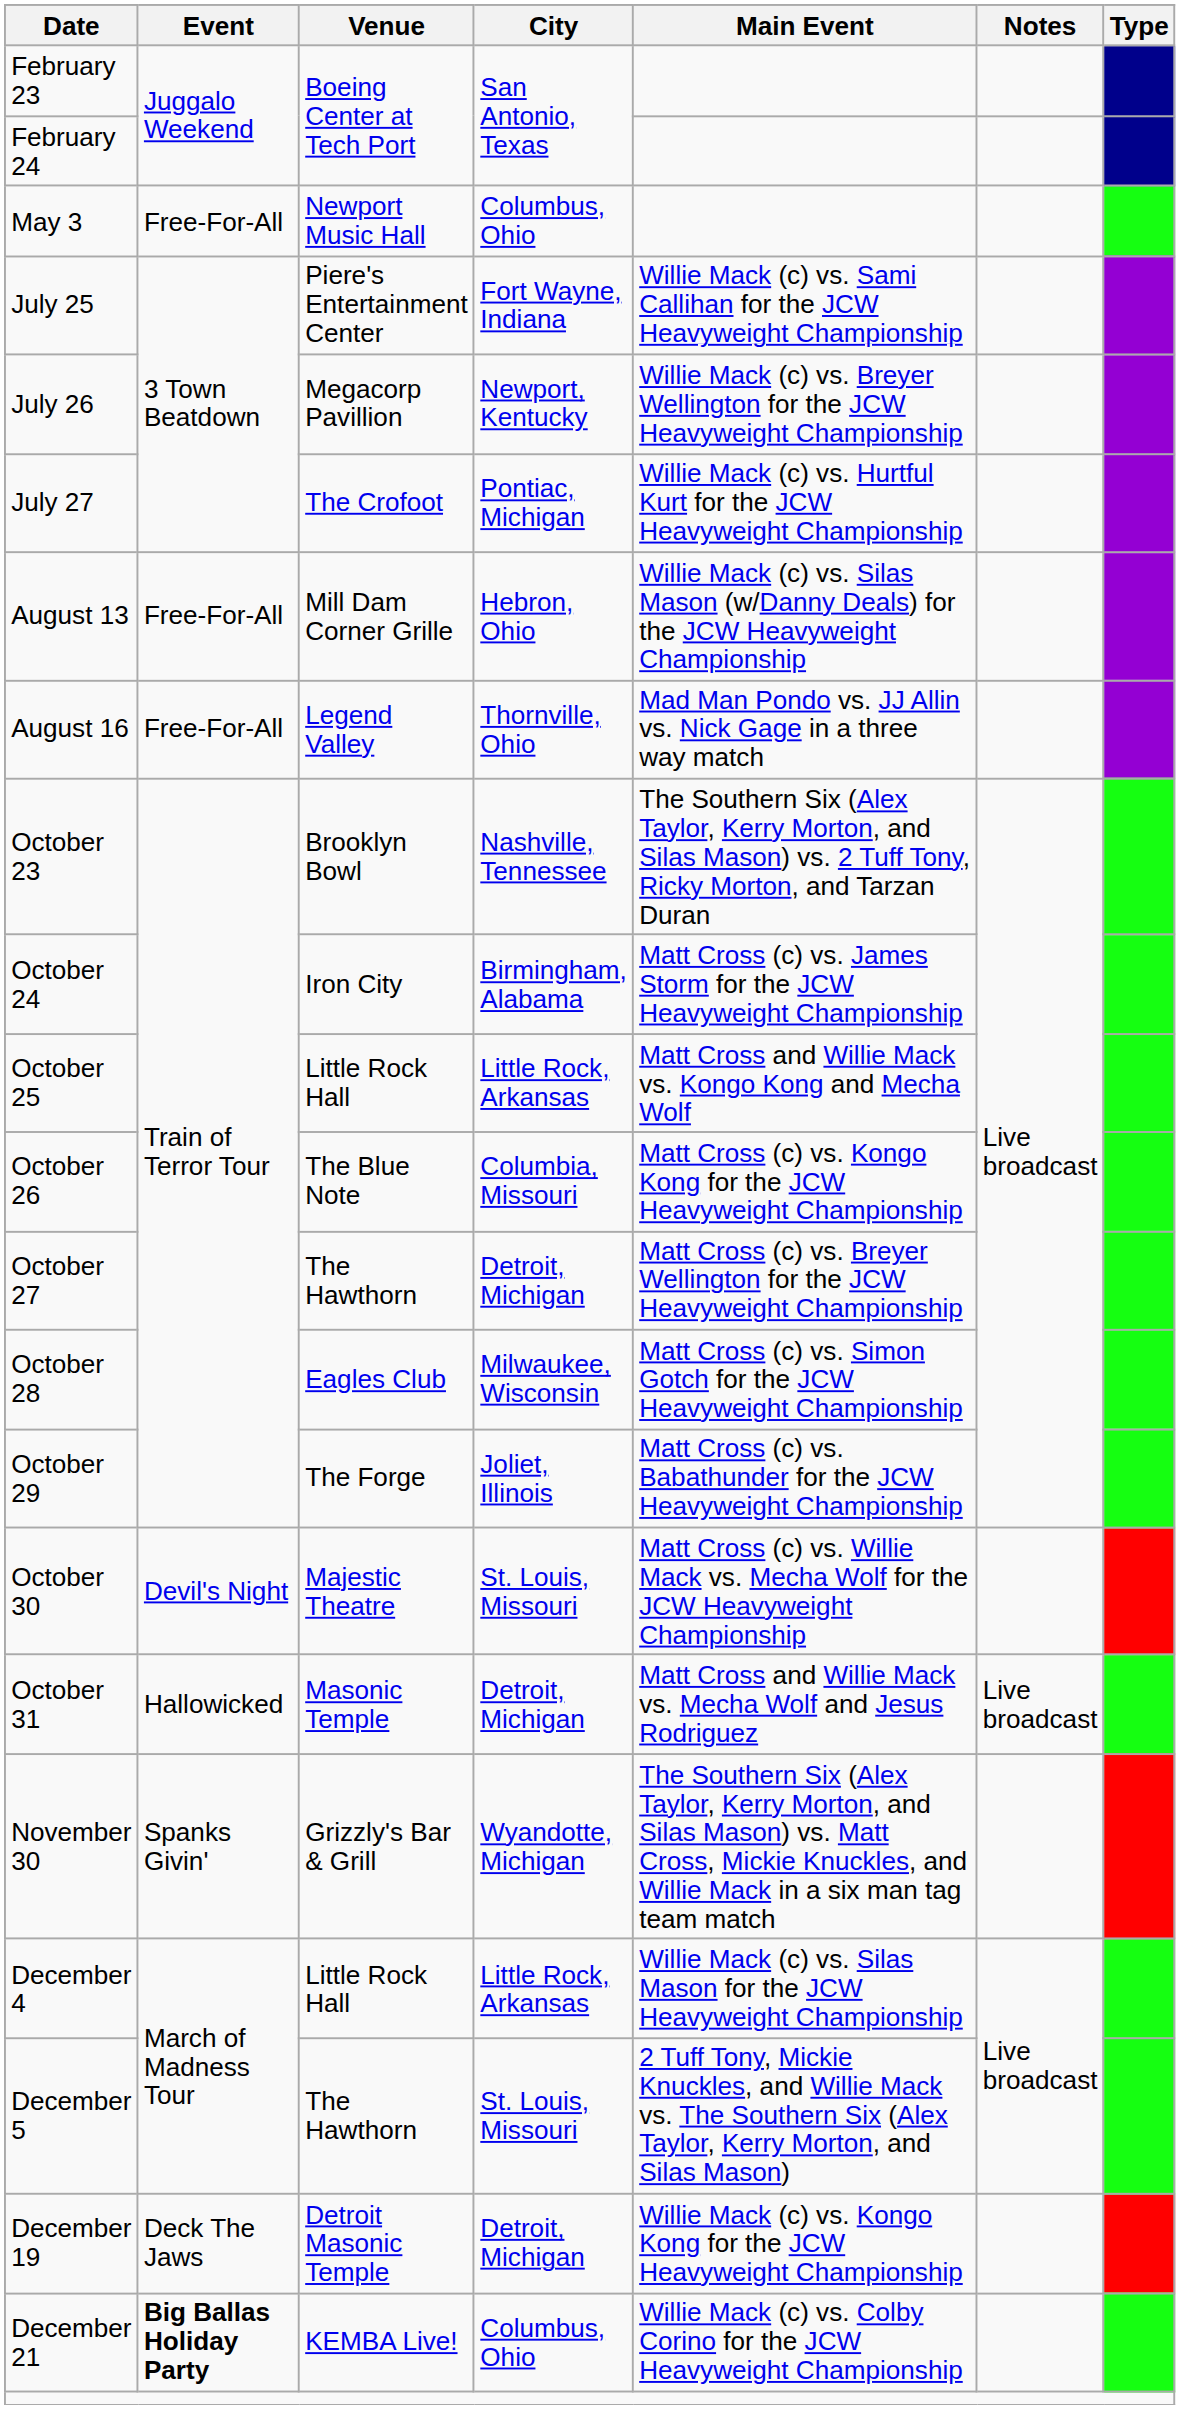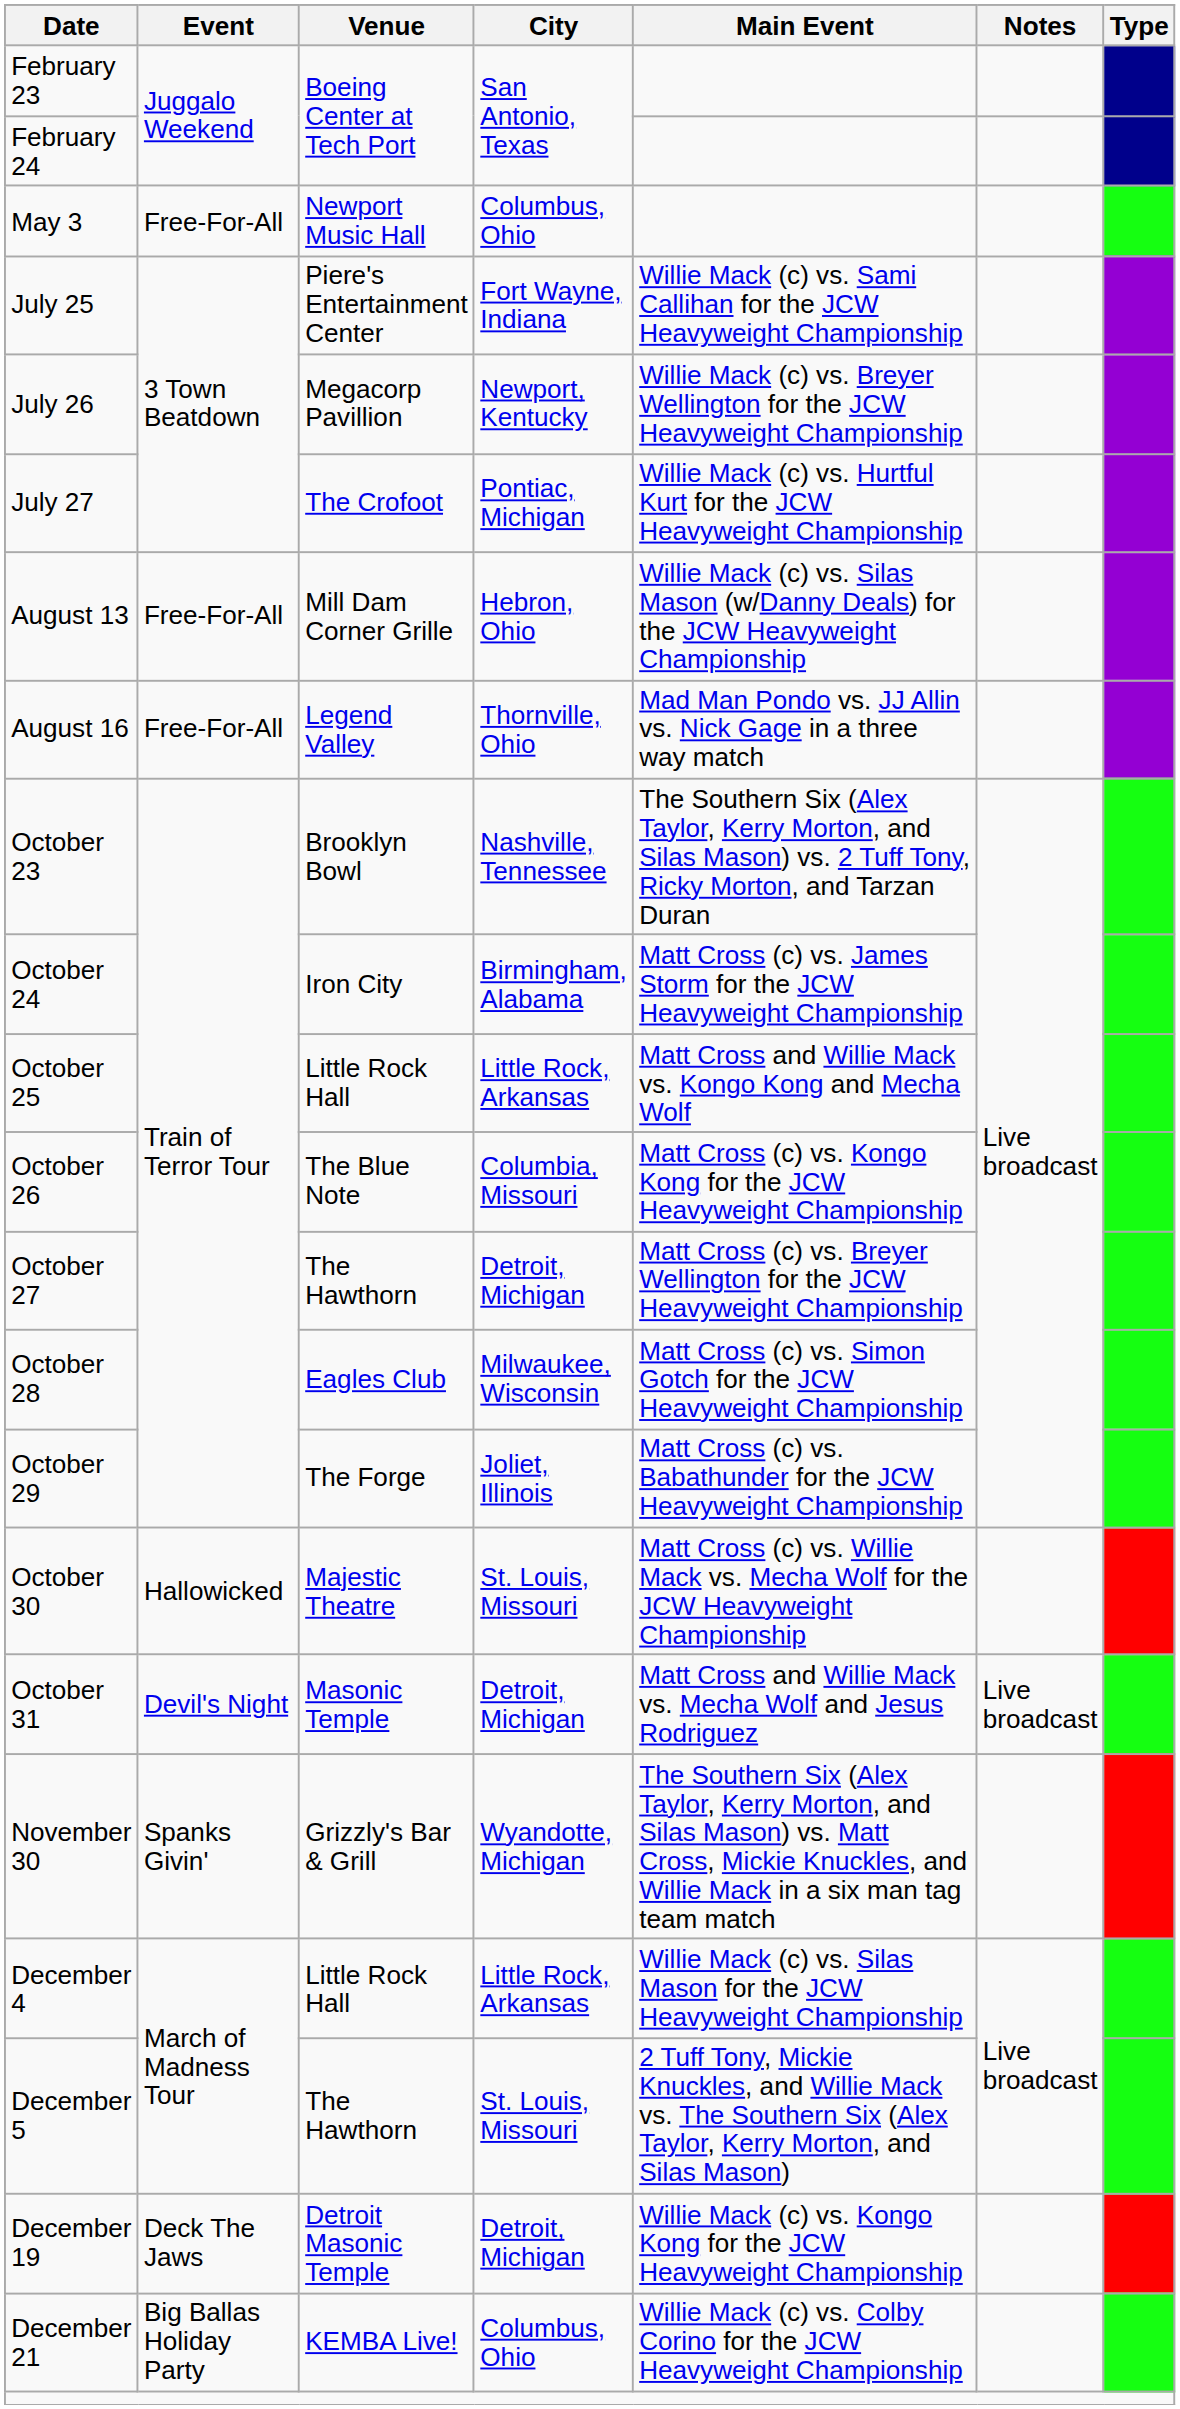(216, 1591) Devil's Night -> (214, 1591) Hallowicked
(214, 1704) Hallowicked -> (216, 1704) Devil's Night
(207, 2342) bold -> (202, 2342) normal
